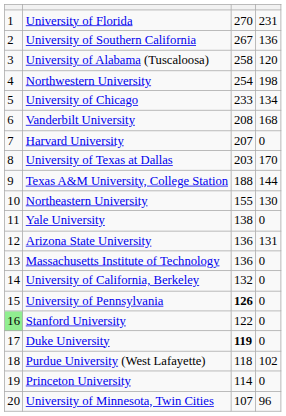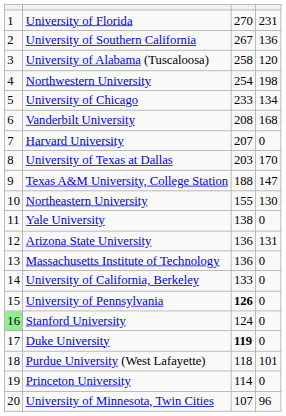(268, 180) 144 -> (268, 180) 147
(243, 280) 132 -> (243, 280) 133
(243, 321) 122 -> (243, 321) 124
(268, 361) 102 -> (268, 361) 101
